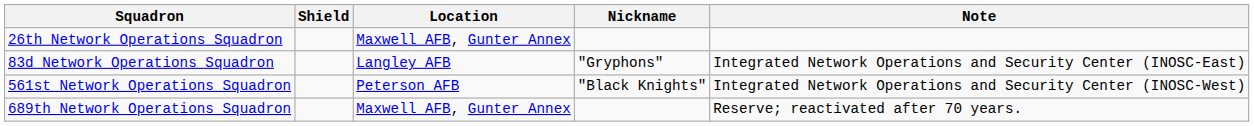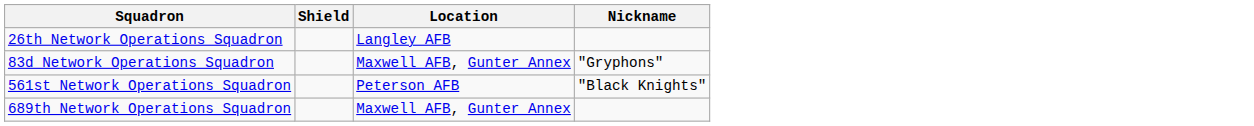- column: (979, 16)
(464, 40) Maxwell AFB, Gunter Annex -> (403, 40) Langley AFB
(403, 63) Langley AFB -> (464, 63) Maxwell AFB, Gunter Annex
